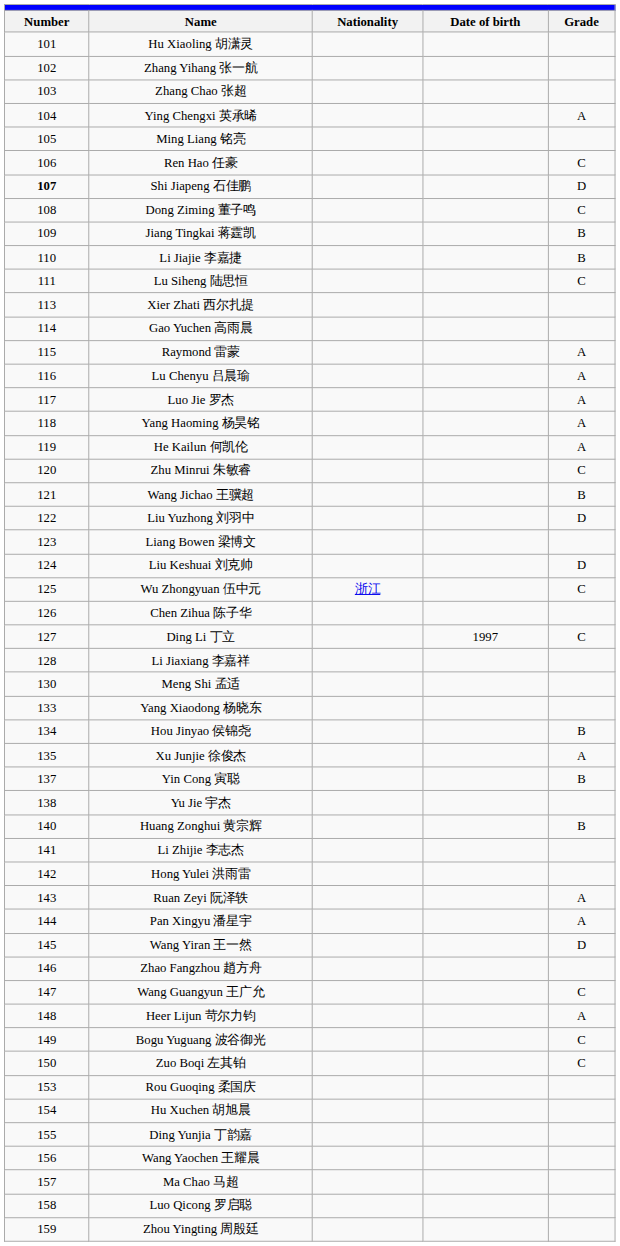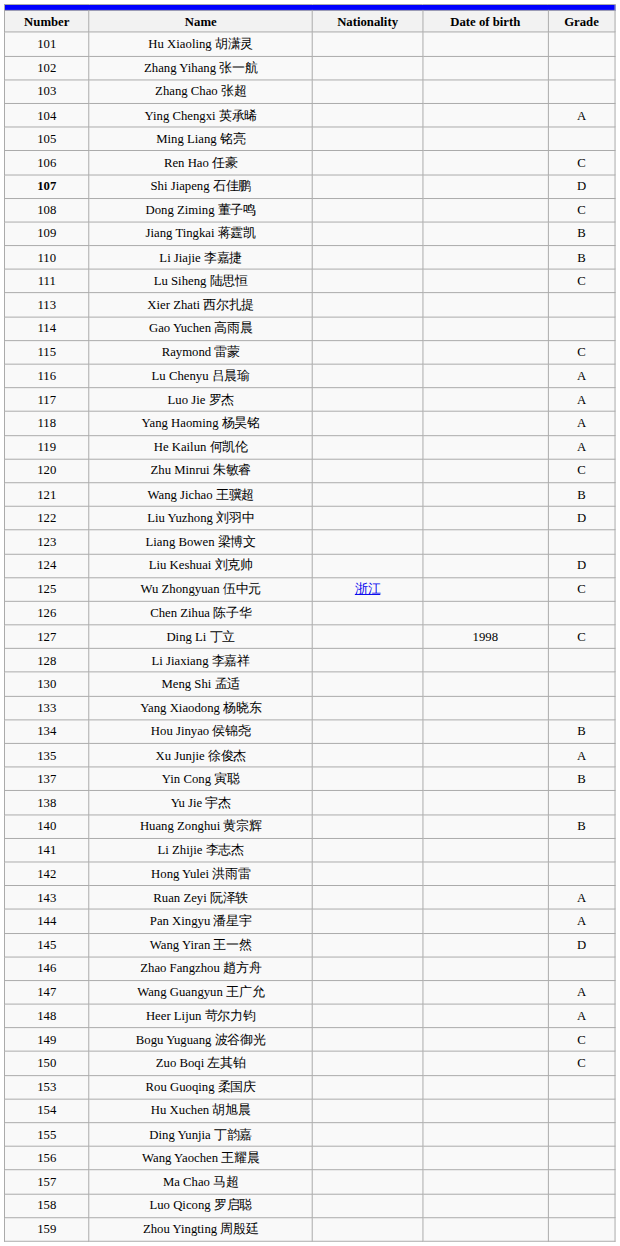(581, 352) A -> (581, 352) C
(485, 636) 1997 -> (485, 636) 1998
(581, 992) C -> (581, 992) A
